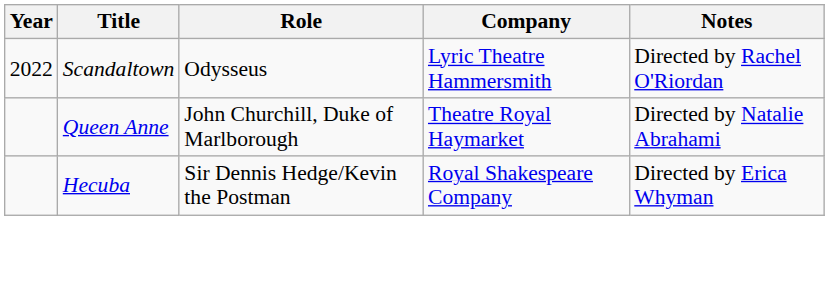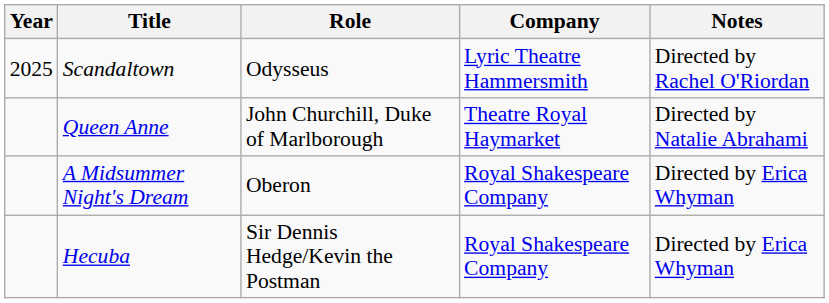(31, 68) 2022 -> (31, 68) 2025
+ row: (126, 185)
